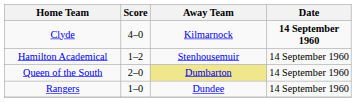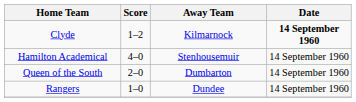(136, 34) 4–0 -> (136, 34) 1–2
(136, 56) 1–2 -> (136, 56) 4–0
(208, 72) khaki background -> (208, 72) no background
